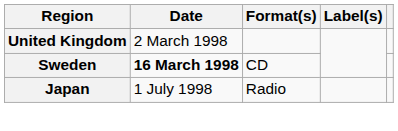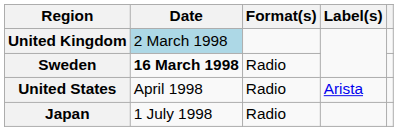(181, 41) no background -> (181, 41) lightblue background
(257, 65) CD -> (266, 65) Radio
+ row: (67, 89)
